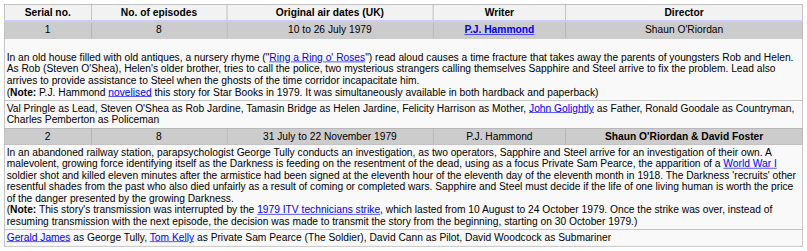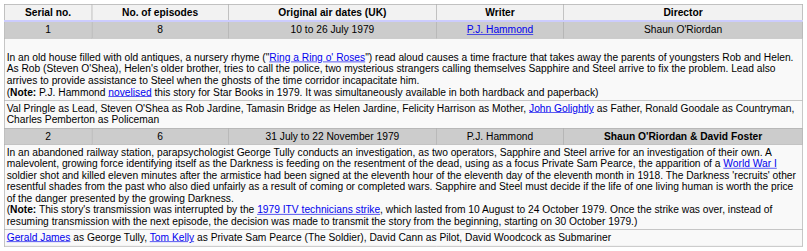(499, 30) bold -> (500, 30) normal
(159, 136) 8 -> (160, 136) 6
